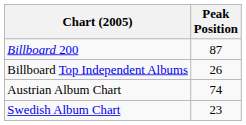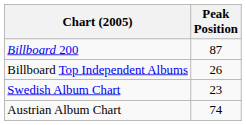rows swapped: (64, 110) <-> (64, 89)
